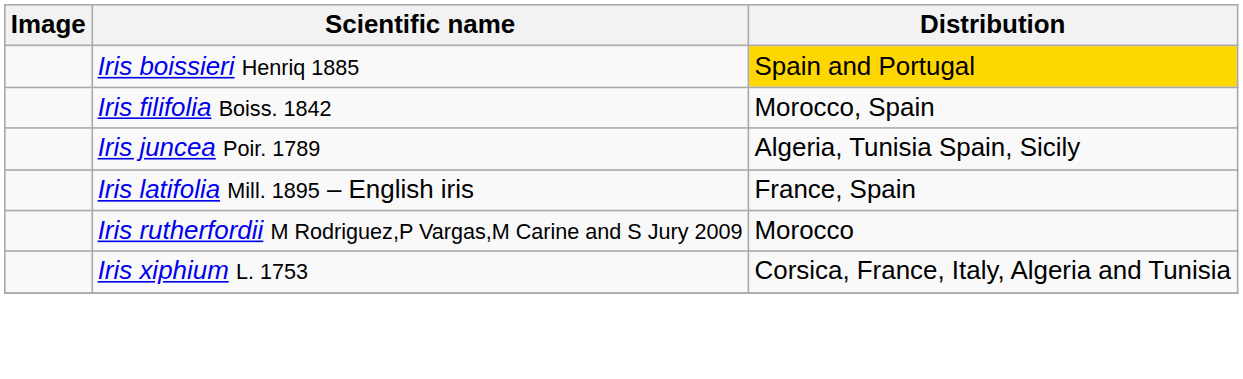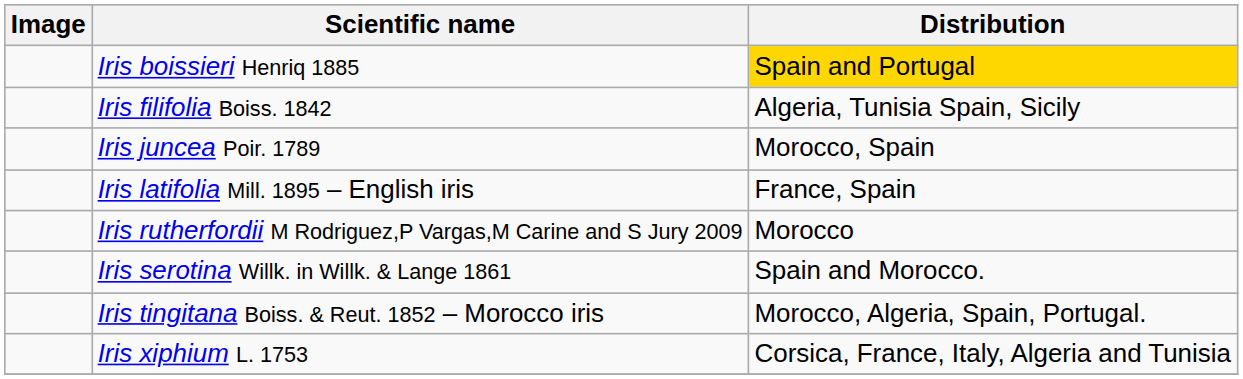(845, 107) Morocco, Spain -> (917, 107) Algeria, Tunisia Spain, Sicily
(917, 148) Algeria, Tunisia Spain, Sicily -> (845, 148) Morocco, Spain
+ row: (304, 271)
+ row: (351, 312)
